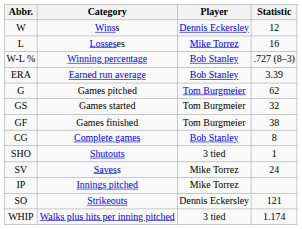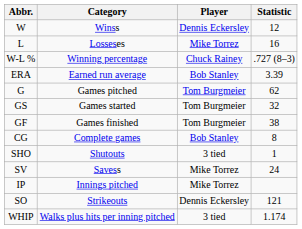(214, 59) Bob Stanley -> (214, 59) Chuck Rainey
